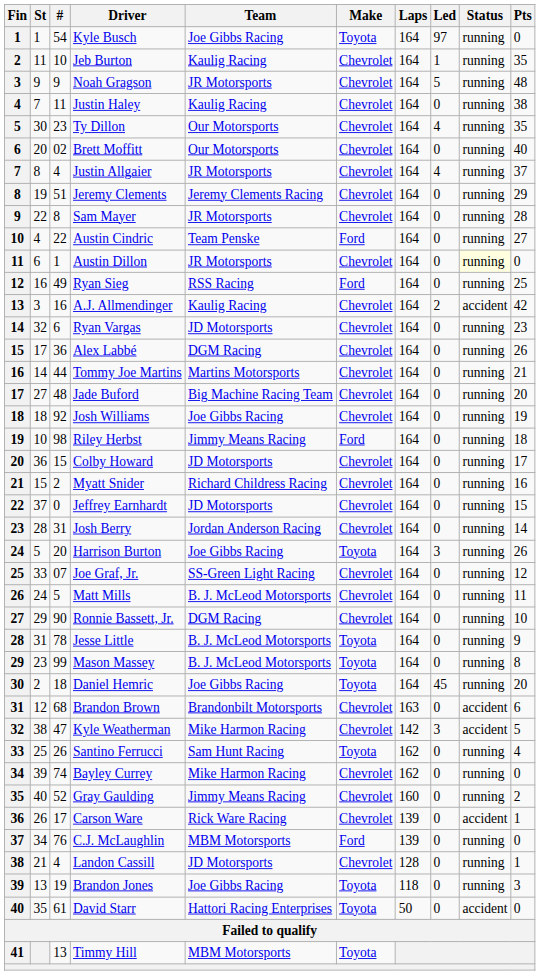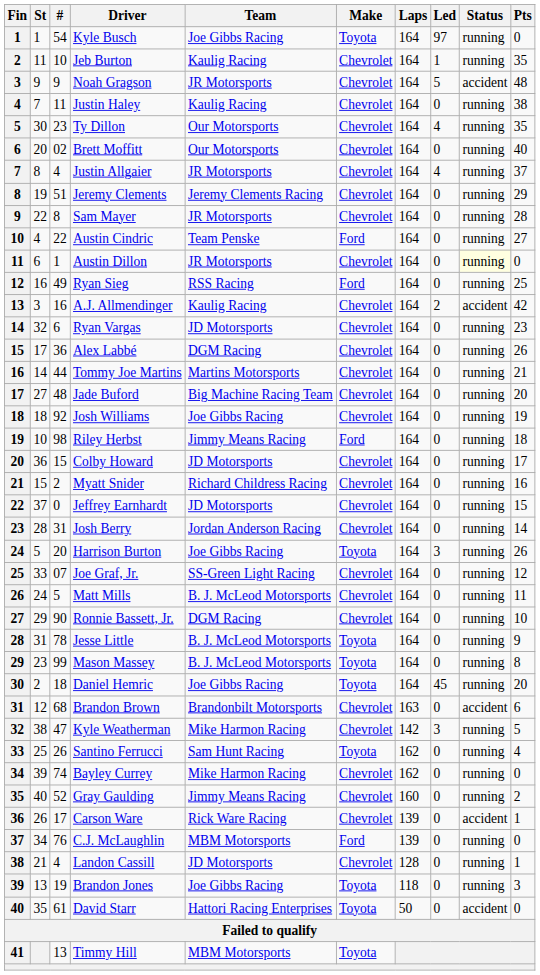(483, 82) running -> (485, 82) accident
(485, 729) accident -> (483, 729) running
